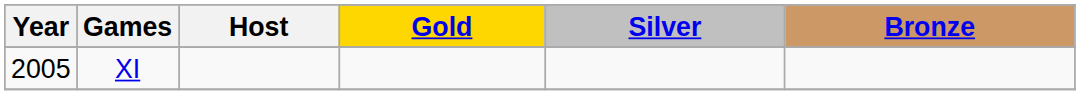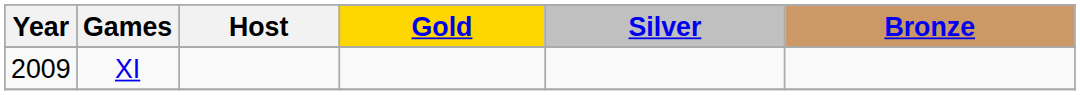(41, 69) 2005 -> (41, 69) 2009
